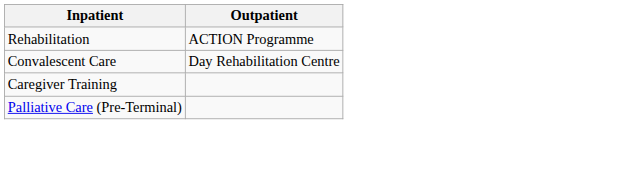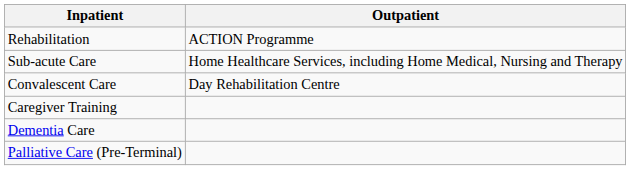+ row: (52, 61)
+ row: (51, 130)
